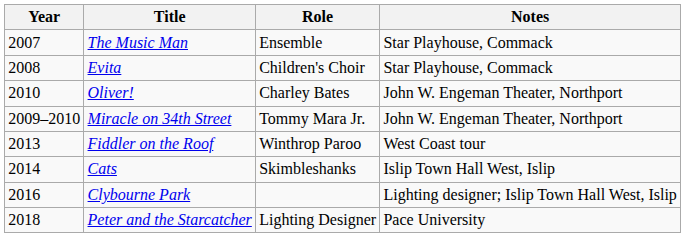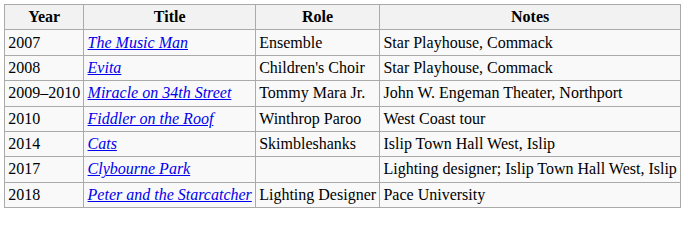- row: (111, 93)
(24, 144) 2013 -> (24, 118) 2010
(24, 194) 2016 -> (24, 169) 2017
